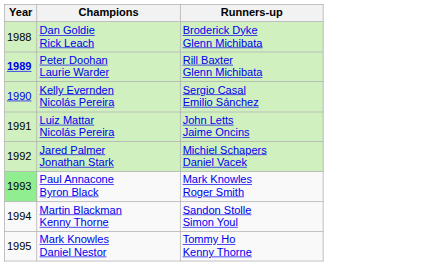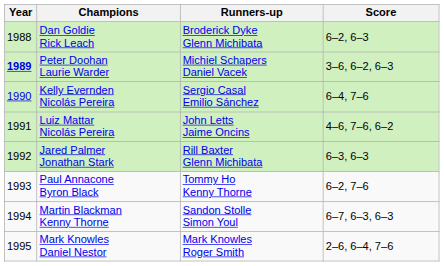+ column: (381, 13)
(223, 66) Rill Baxter Glenn Michibata -> (225, 66) Michiel Schapers Daniel Vacek
(225, 156) Michiel Schapers Daniel Vacek -> (223, 156) Rill Baxter Glenn Michibata
(19, 186) lightgreen background -> (19, 186) no background
(217, 186) Mark Knowles Roger Smith -> (217, 186) Tommy Ho Kenny Thorne
(217, 246) Tommy Ho Kenny Thorne -> (217, 246) Mark Knowles Roger Smith
